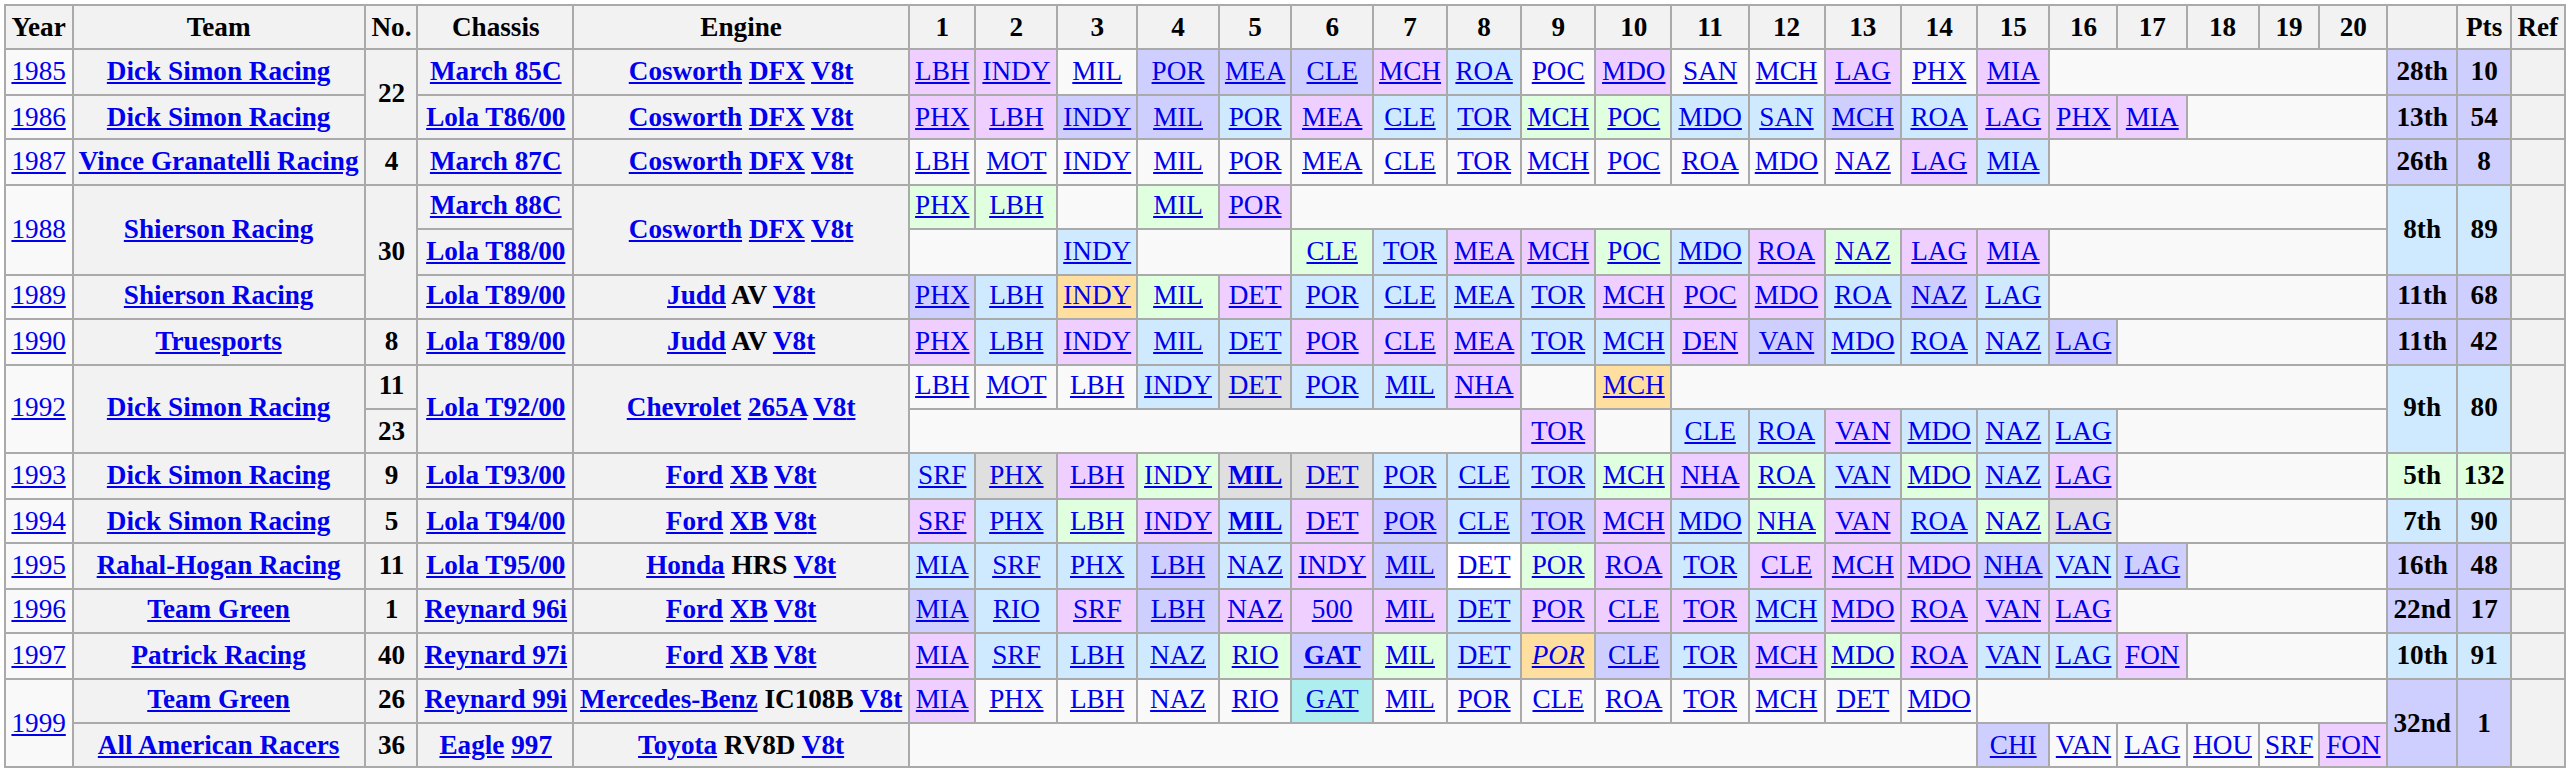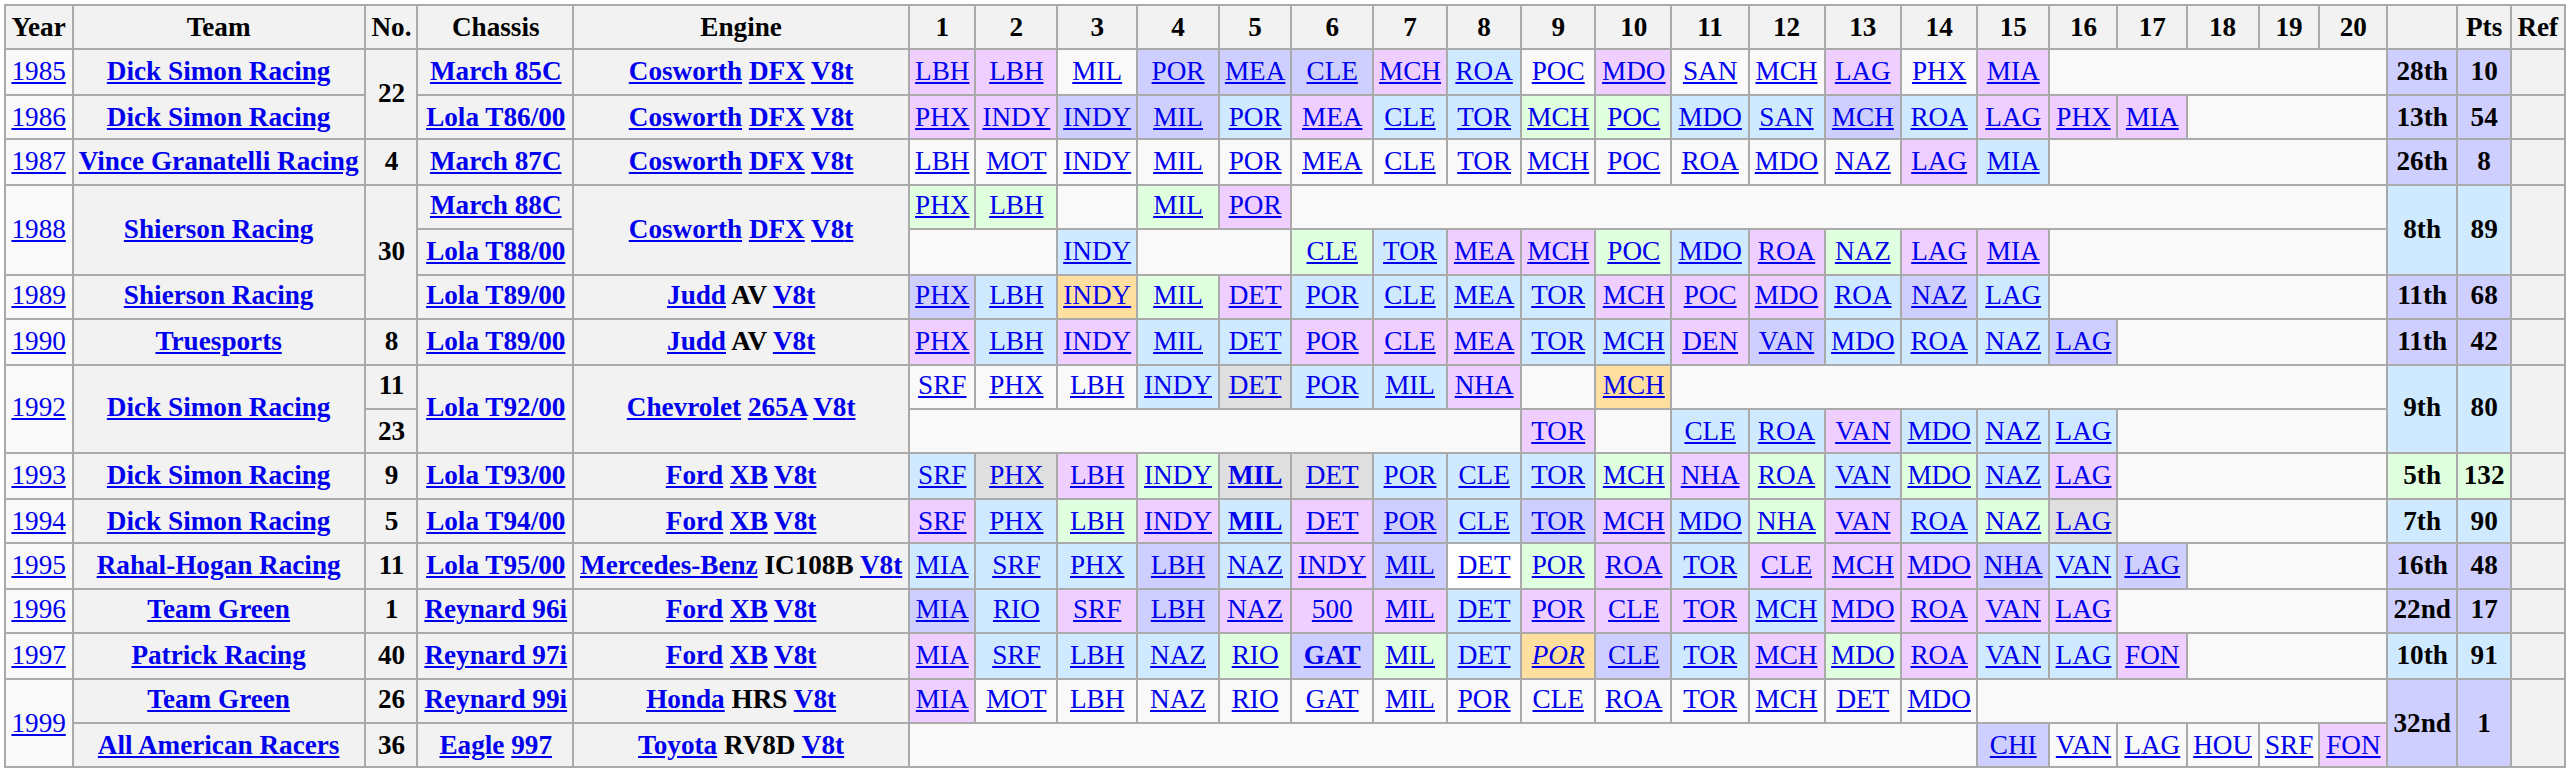(1016, 71) INDY -> (1016, 71) LBH
(1016, 116) LBH -> (1016, 116) INDY
(942, 385) LBH -> (942, 385) SRF
(1016, 385) MOT -> (1016, 385) PHX
(741, 565) Honda HRS V8t -> (741, 565) Mercedes-Benz IC108B V8t
(741, 699) Mercedes-Benz IC108B V8t -> (741, 699) Honda HRS V8t
(1016, 699) PHX -> (1016, 699) MOT
(1332, 699) paleturquoise background -> (1332, 699) no background
